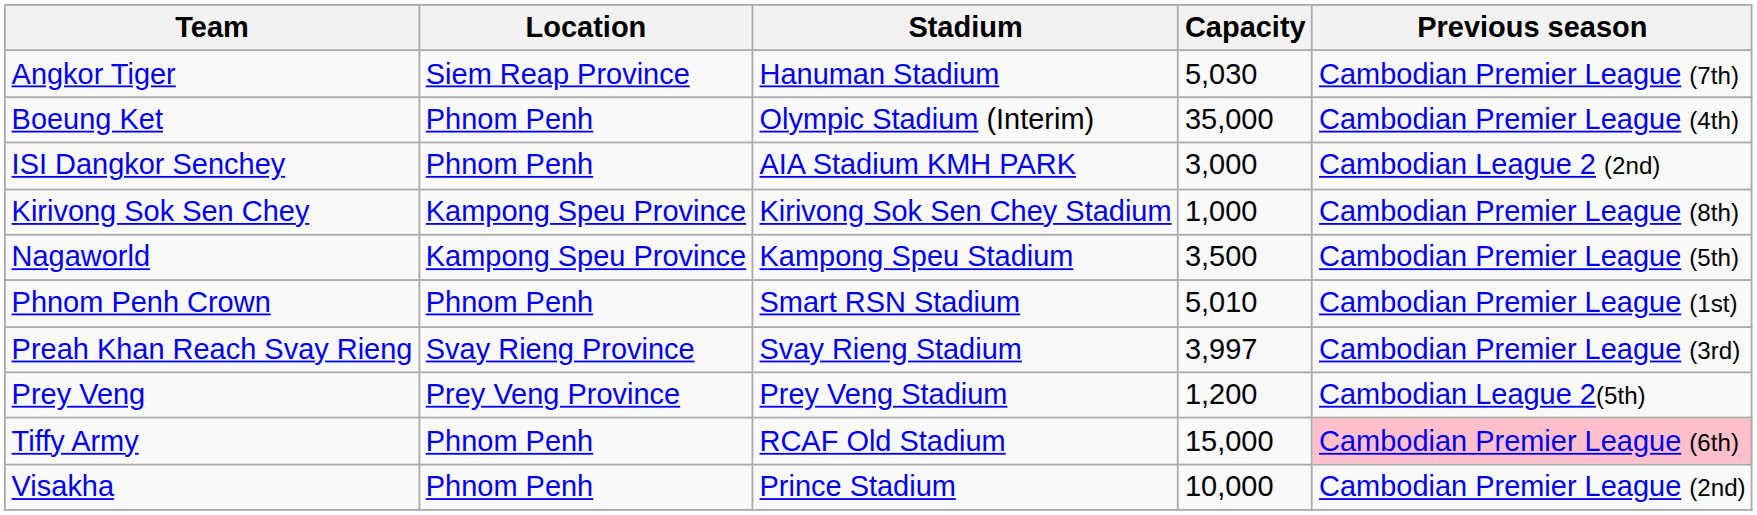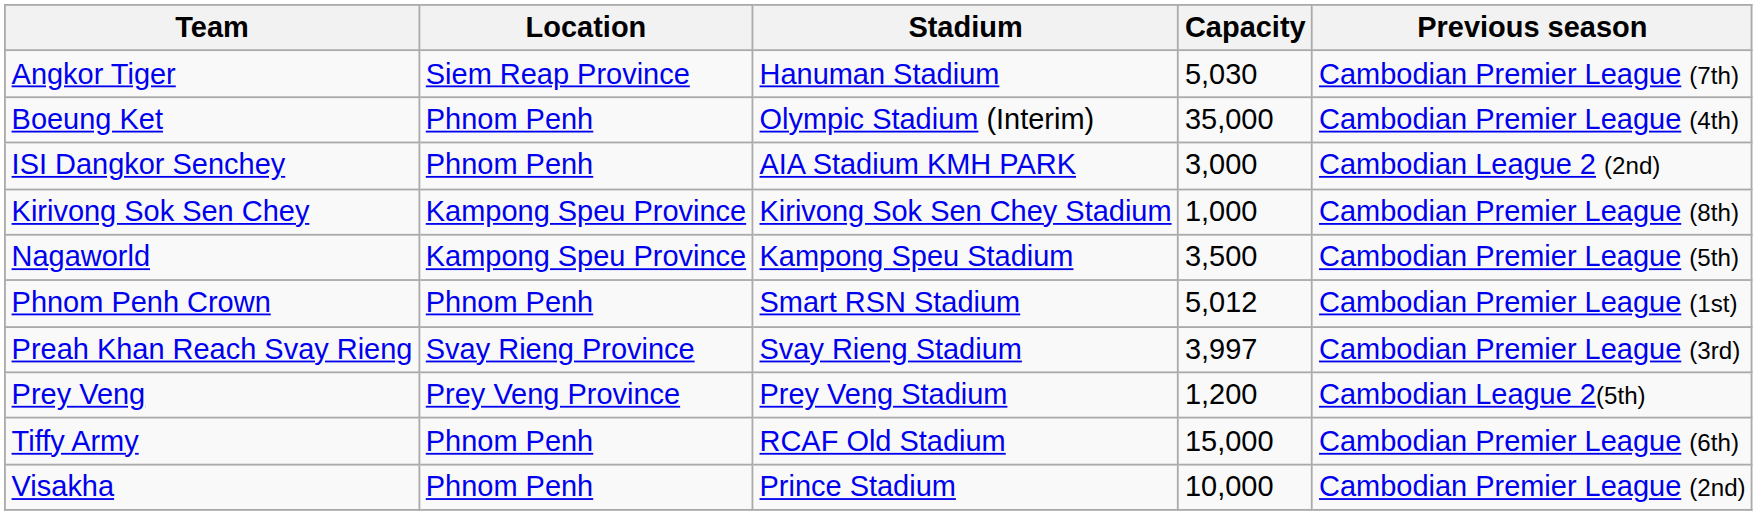(1221, 303) 5,010 -> (1221, 303) 5,012
(1529, 440) pink background -> (1529, 440) no background
